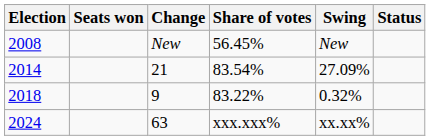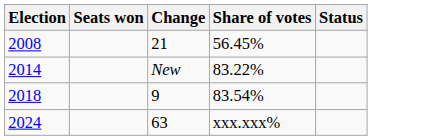- column: (344, 17)
(166, 43) New -> (159, 43) 21
(159, 69) 21 -> (166, 69) New
(238, 69) 83.54% -> (238, 69) 83.22%
(238, 95) 83.22% -> (238, 95) 83.54%
